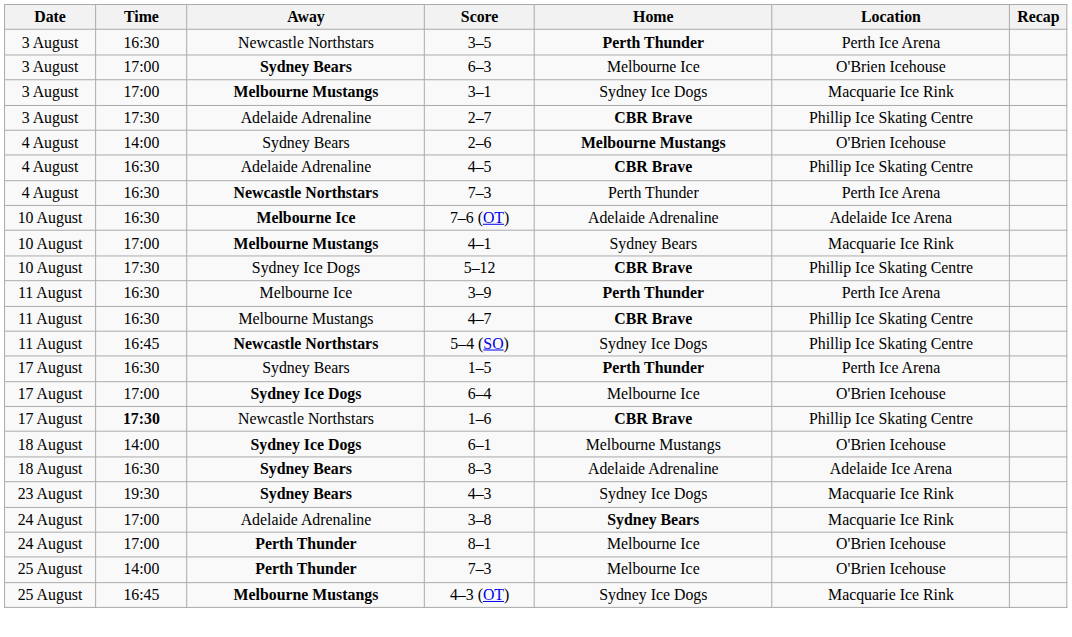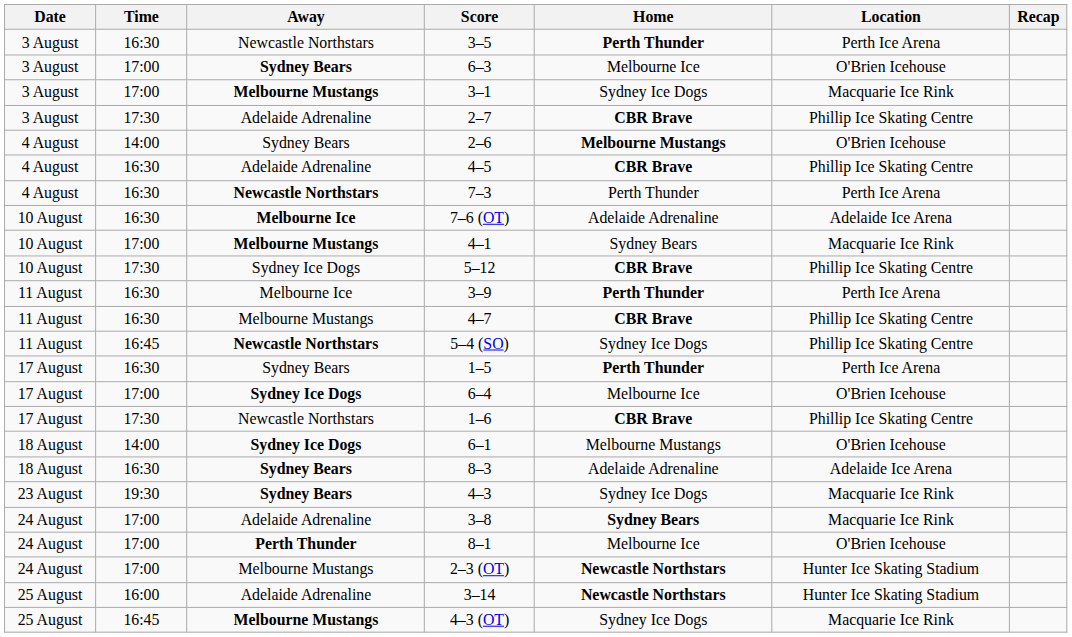(141, 419) bold -> (141, 419) normal
+ row: (50, 569)
- row: (50, 569)
+ row: (50, 594)
